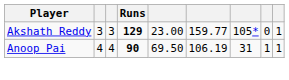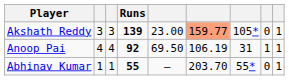(133, 31) 129 -> (133, 31) 139
(208, 31) no background -> (208, 31) lightsalmon background
(133, 48) 90 -> (133, 48) 92
+ row: (49, 66)
